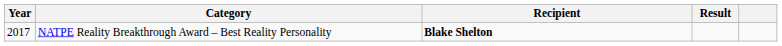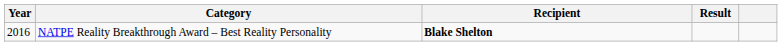(19, 31) 2017 -> (19, 31) 2016
